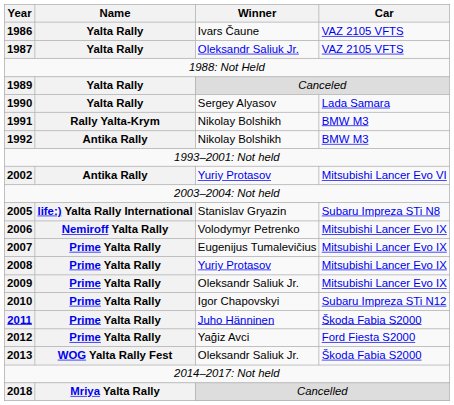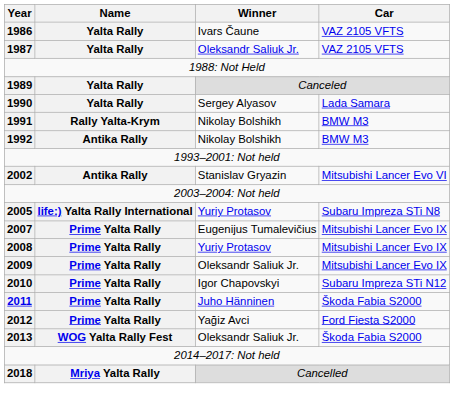(234, 175) Yuriy Protasov -> (242, 175) Stanislav Gryazin
(242, 211) Stanislav Gryazin -> (234, 211) Yuriy Protasov
- row: (20, 229)
